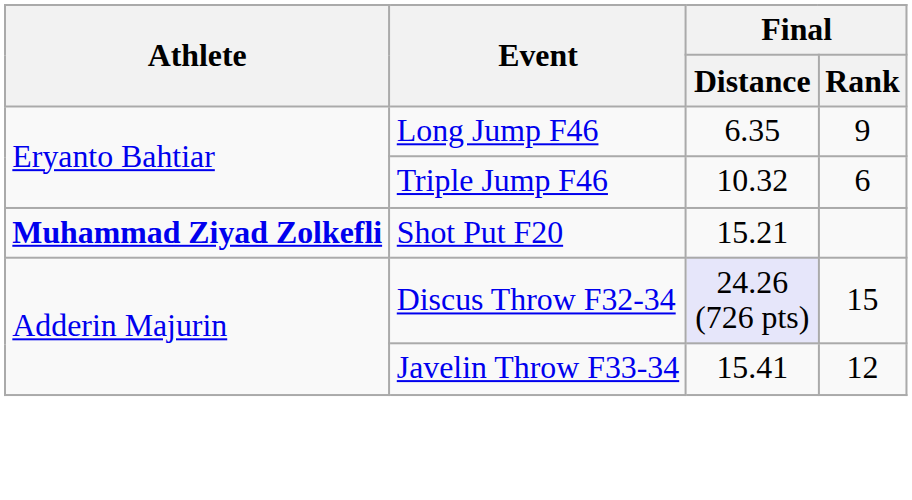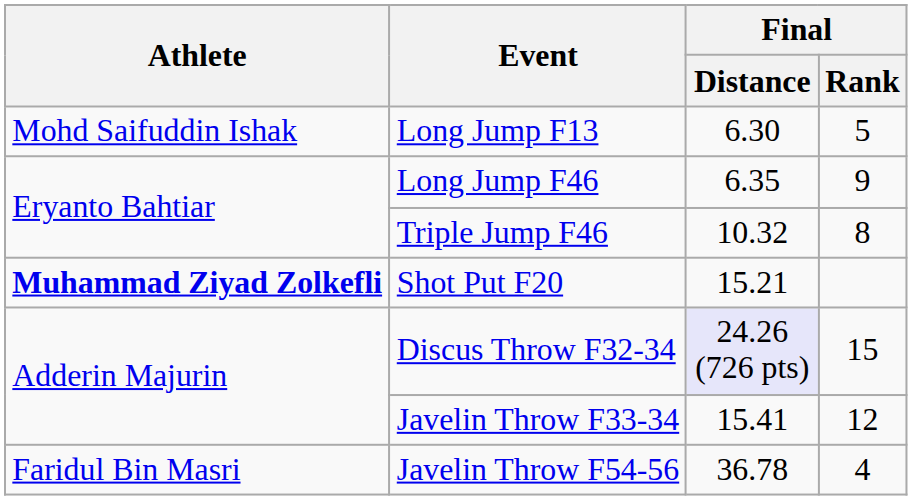+ row: (498, 130)
(862, 181) 6 -> (862, 231) 8
+ row: (538, 469)
